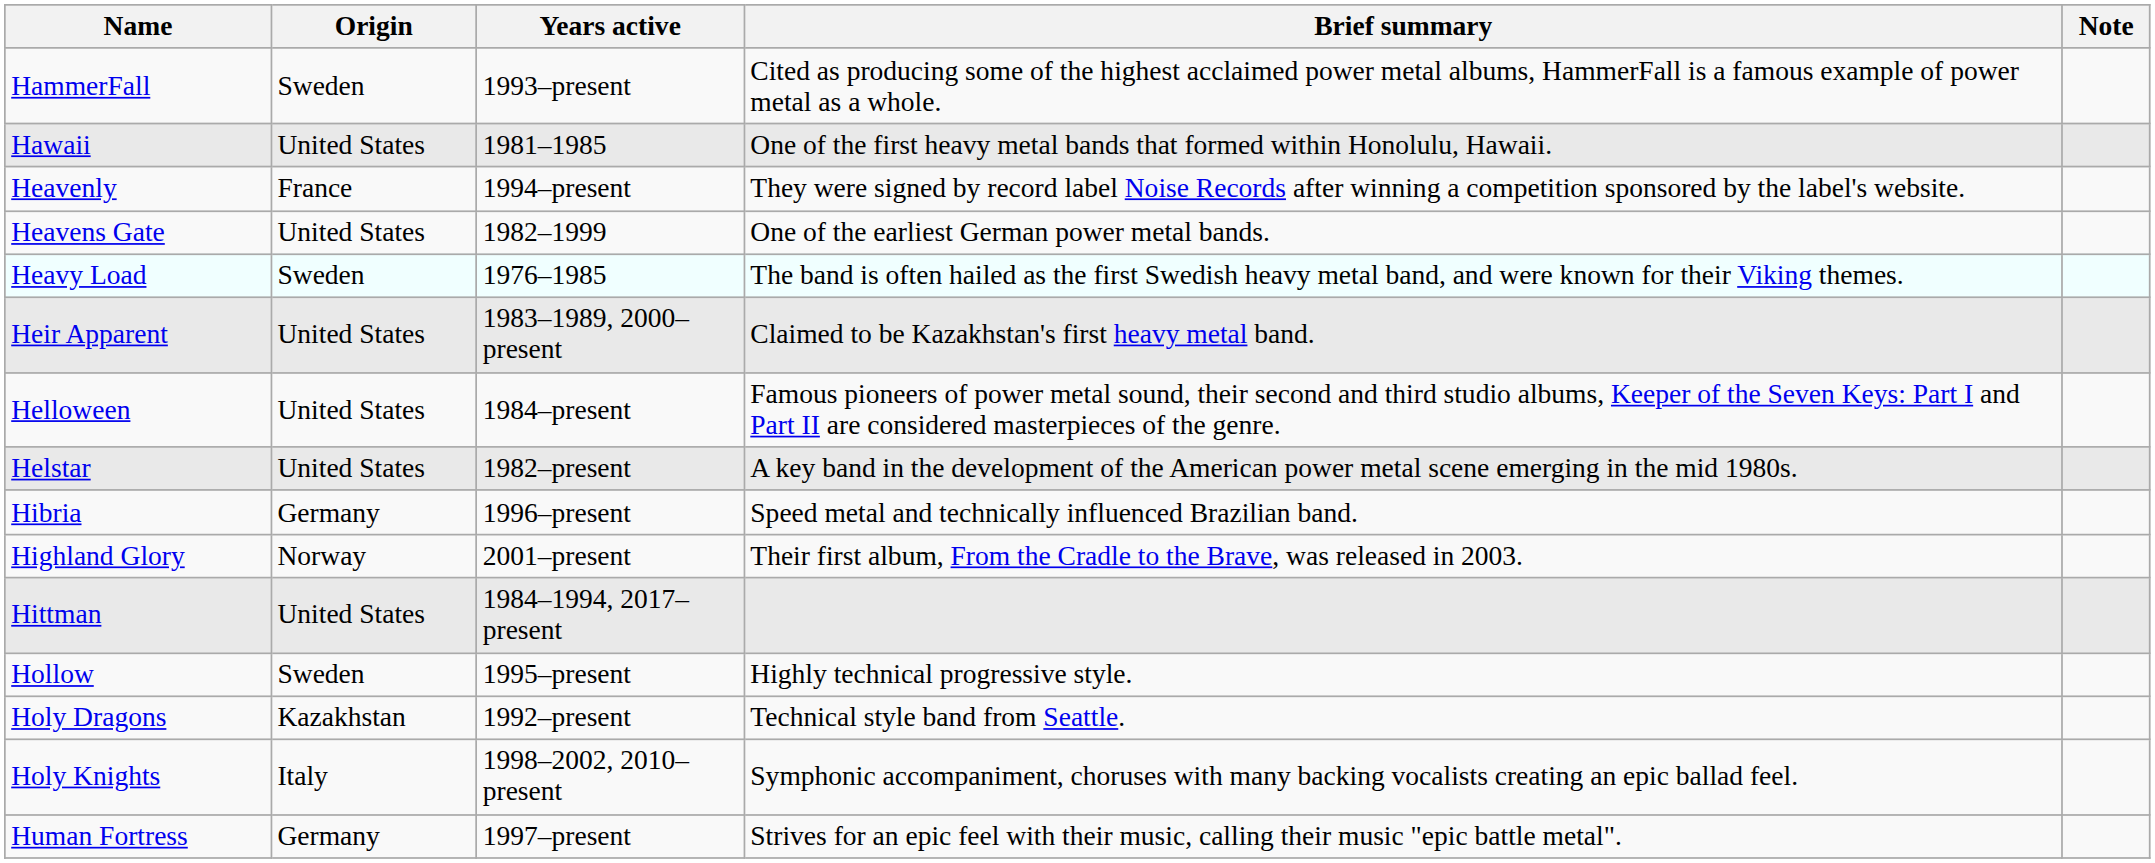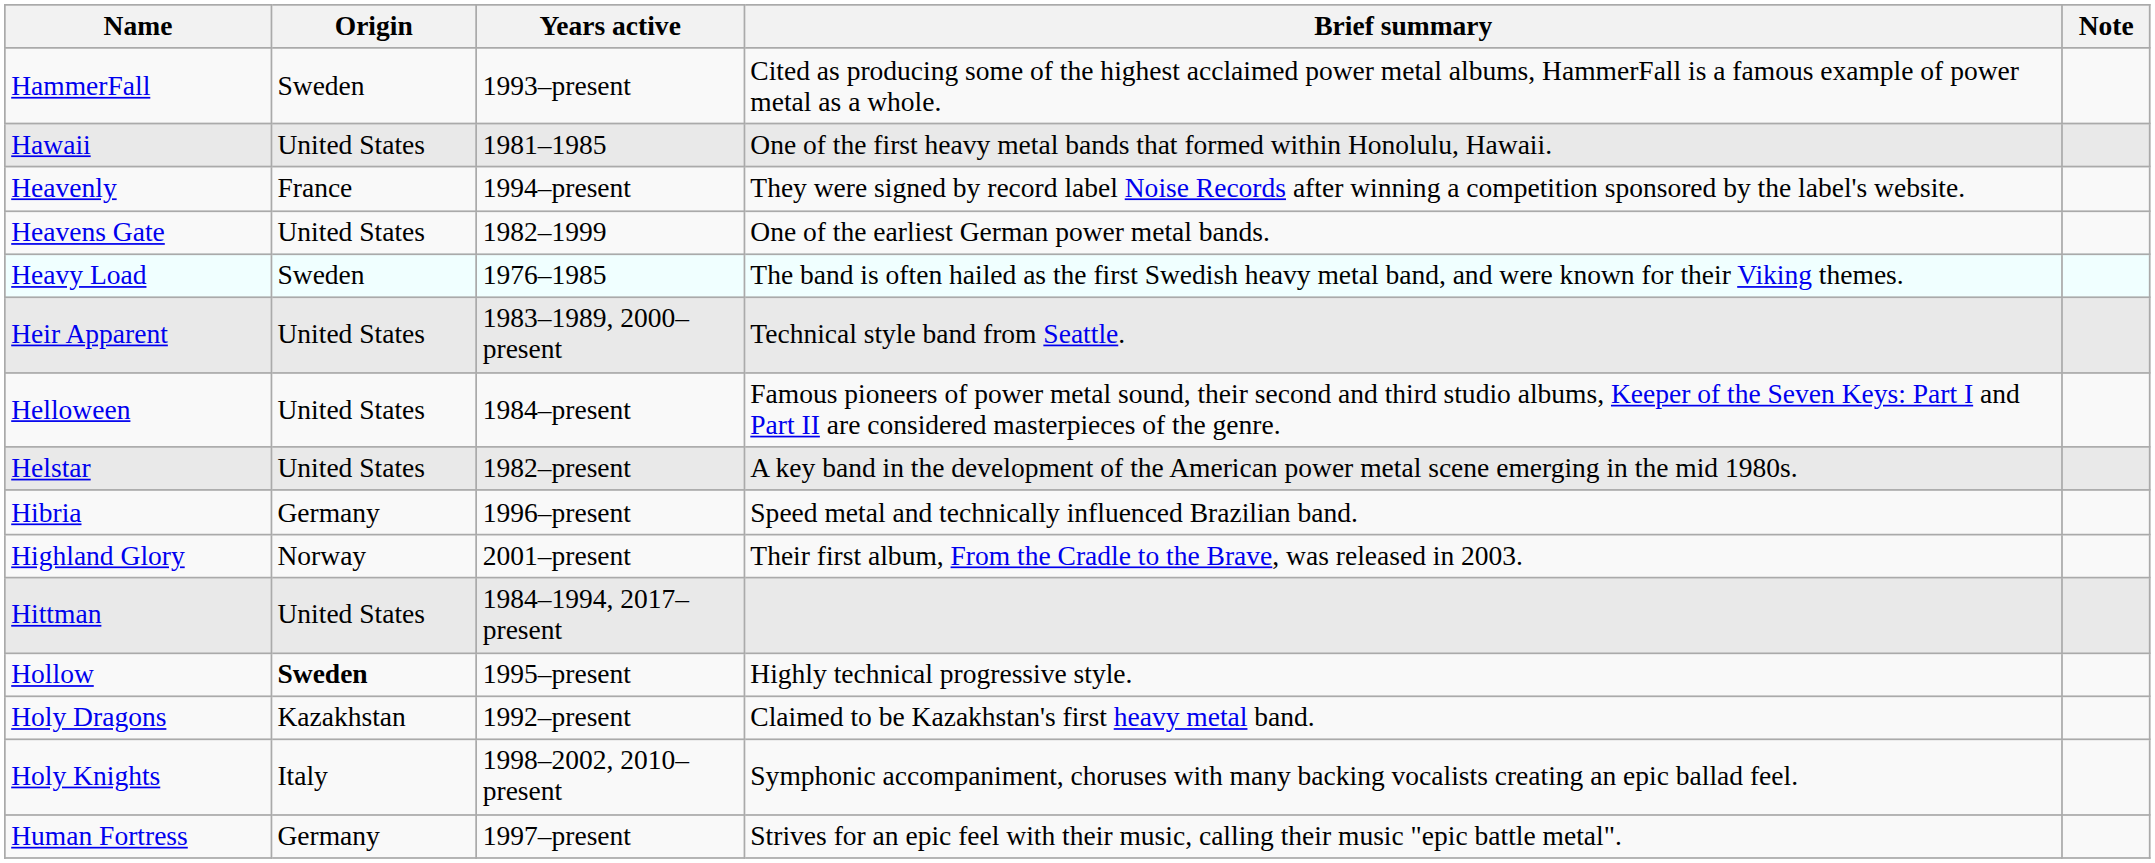(1033, 334) Claimed to be Kazakhstan's first heavy metal band. -> (938, 334) Technical style band from Seattle.
(321, 673) normal -> (323, 673) bold
(938, 717) Technical style band from Seattle. -> (1033, 717) Claimed to be Kazakhstan's first heavy metal band.
